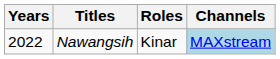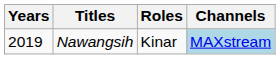(25, 41) 2022 -> (25, 41) 2019
